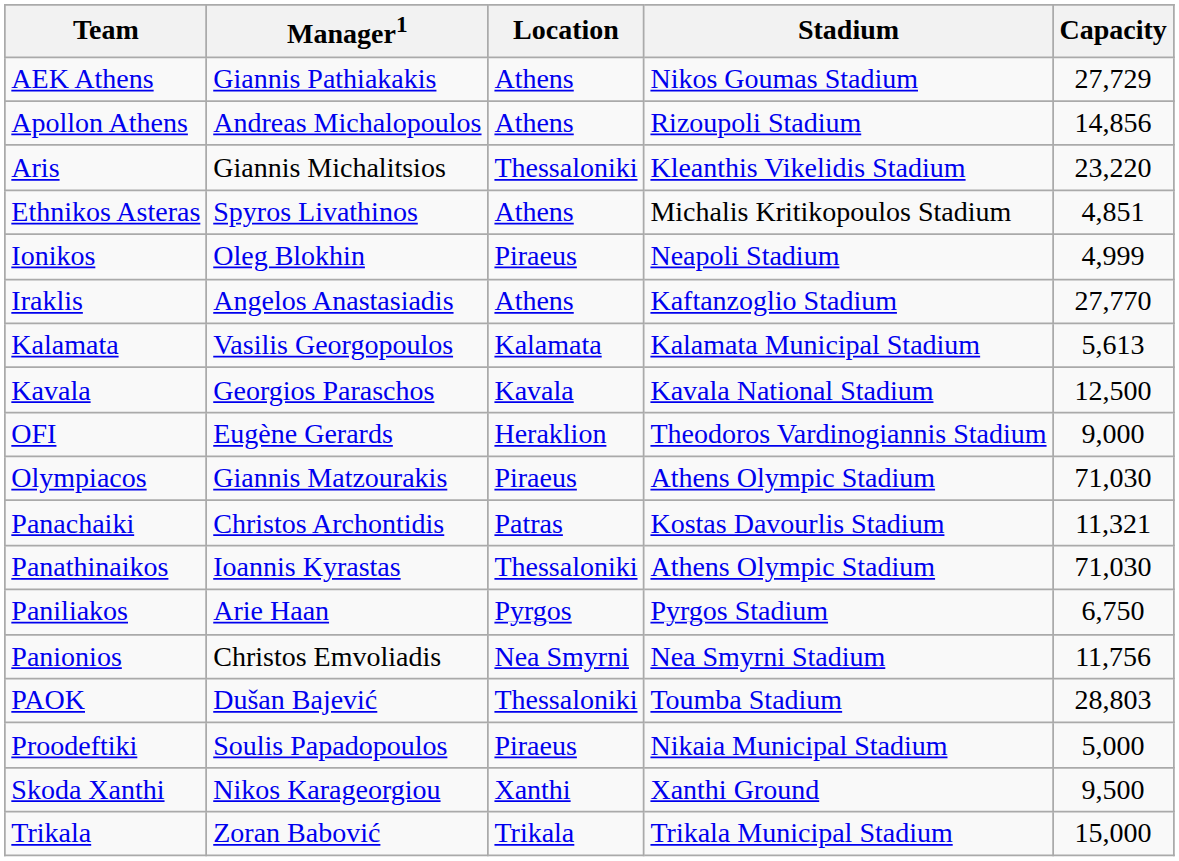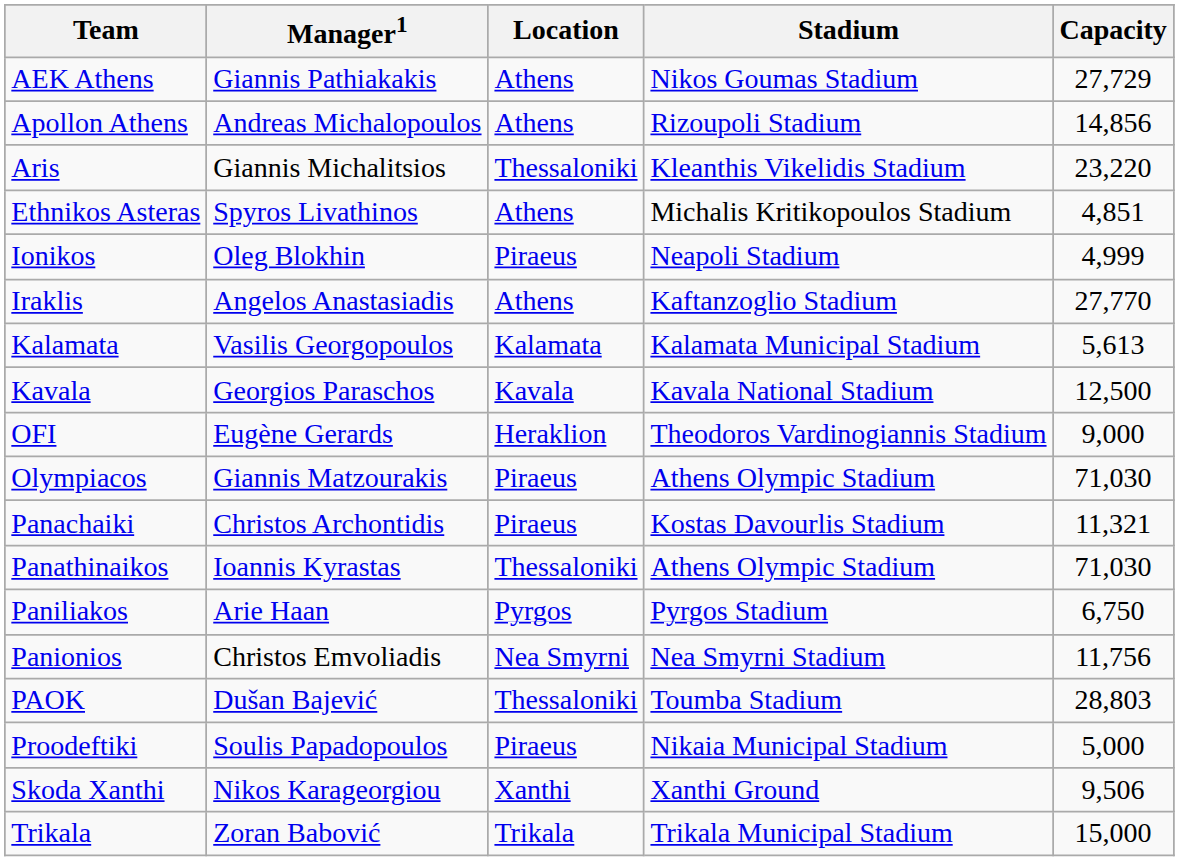(529, 522) Patras -> (536, 522) Piraeus
(1113, 789) 9,500 -> (1113, 789) 9,506
